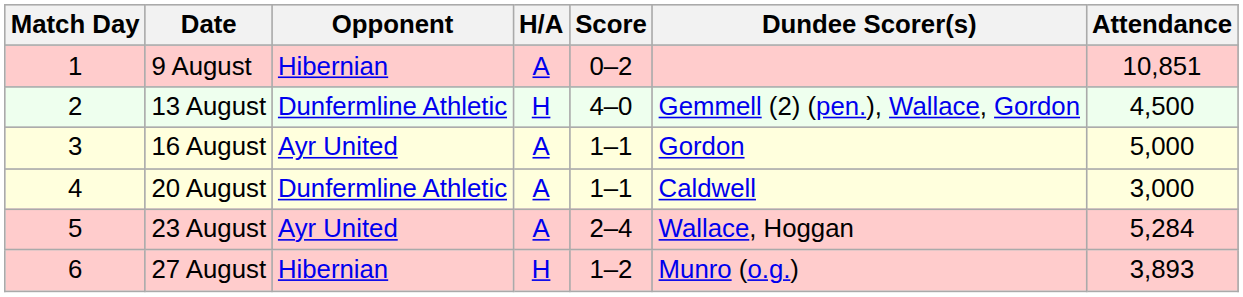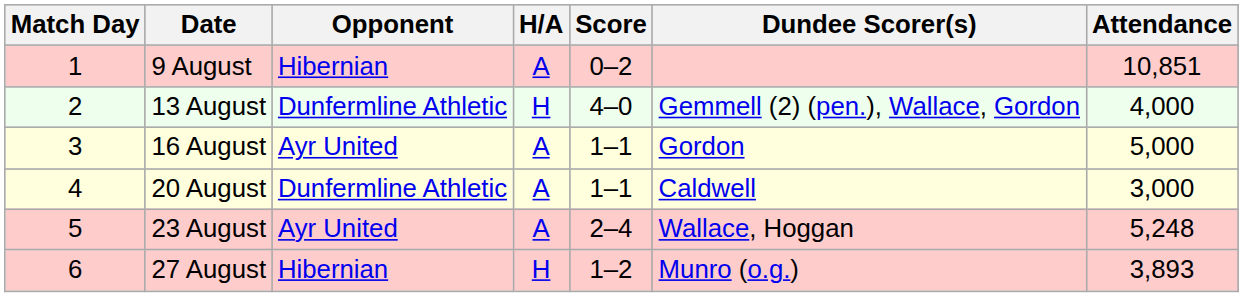(1162, 106) 4,500 -> (1162, 106) 4,000
(1162, 229) 5,284 -> (1162, 229) 5,248
